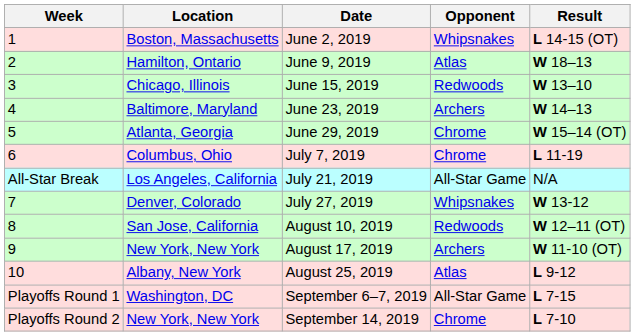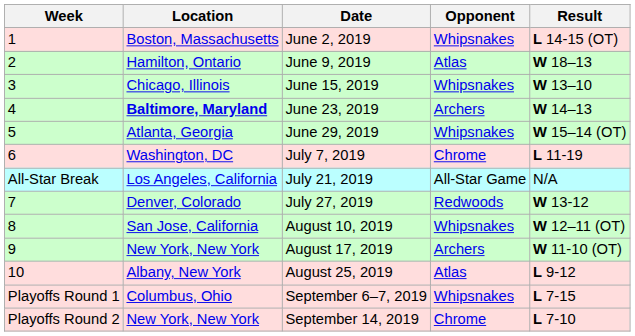(469, 86) Redwoods -> (474, 86) Whipsnakes
(192, 109) normal -> (197, 109) bold
(460, 132) Chrome -> (474, 132) Whipsnakes
(179, 156) Columbus, Ohio -> (180, 156) Washington, DC
(474, 202) Whipsnakes -> (469, 202) Redwoods
(469, 226) Redwoods -> (474, 226) Whipsnakes
(180, 296) Washington, DC -> (179, 296) Columbus, Ohio
(480, 296) All-Star Game -> (474, 296) Whipsnakes
